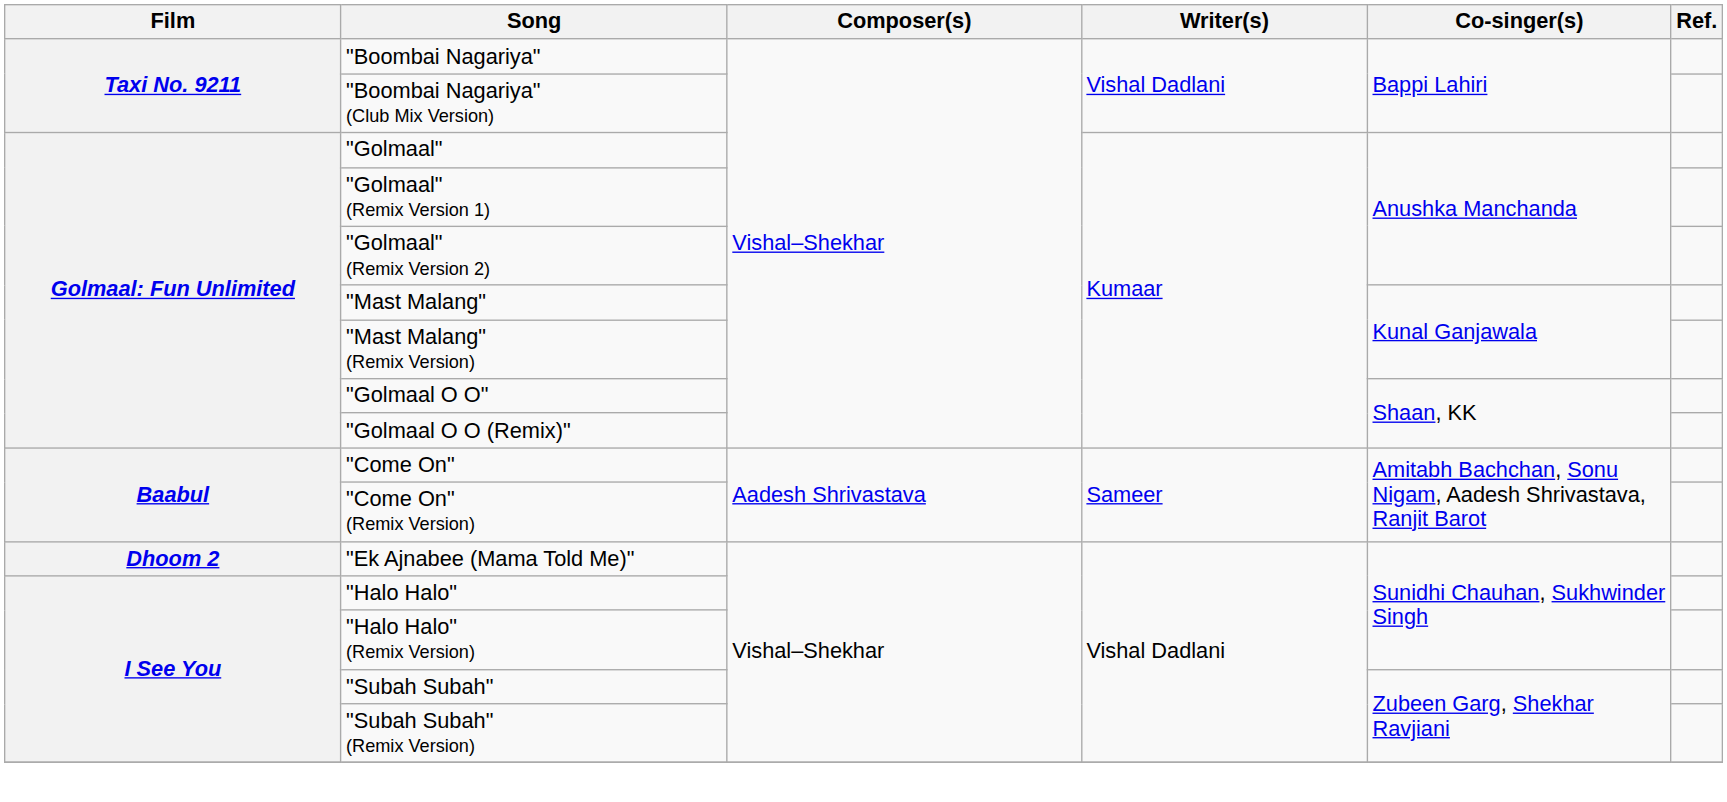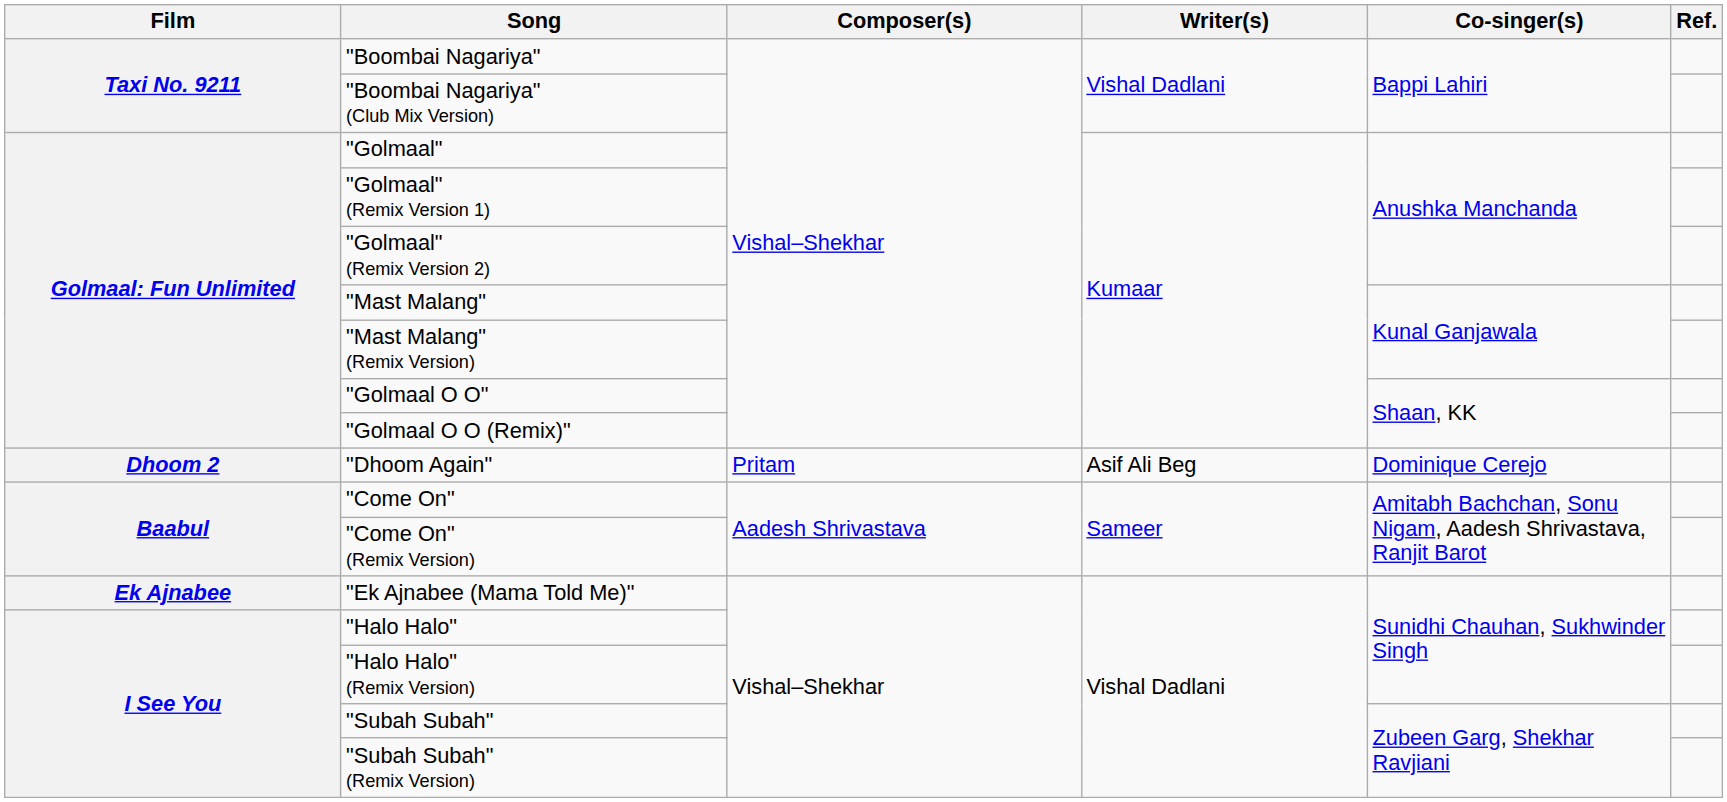+ row: (419, 464)
(173, 558) Dhoom 2 -> (173, 592) Ek Ajnabee
